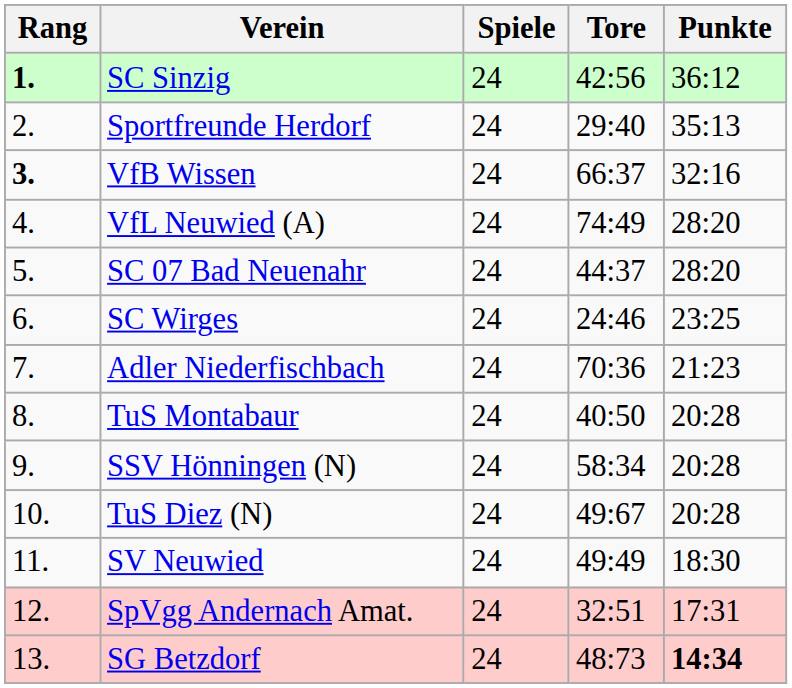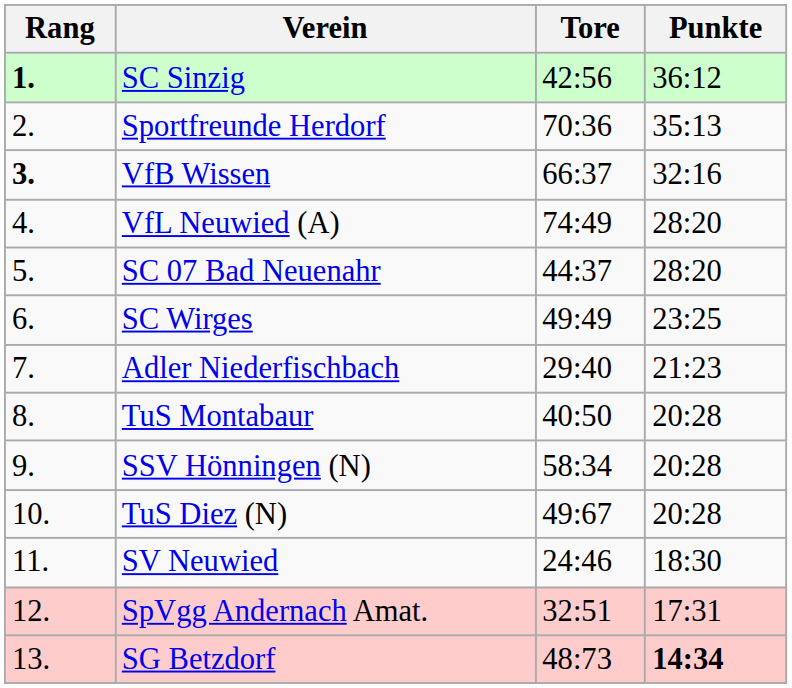- column: (517, 28)
(611, 125) 29:40 -> (577, 125) 70:36
(611, 319) 24:46 -> (577, 319) 49:49
(611, 367) 70:36 -> (577, 367) 29:40
(611, 561) 49:49 -> (577, 561) 24:46
